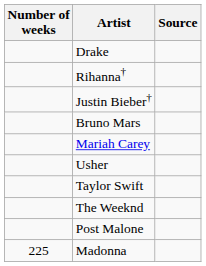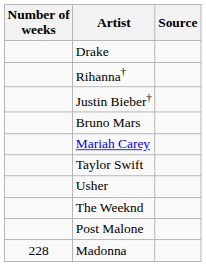rows swapped: (109, 186) <-> (92, 165)
(39, 250) 225 -> (39, 250) 228
